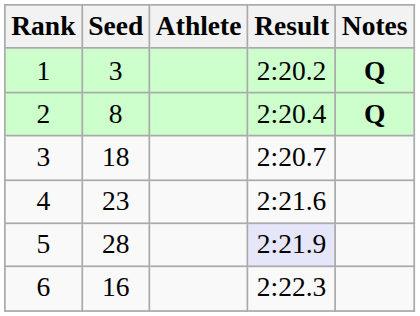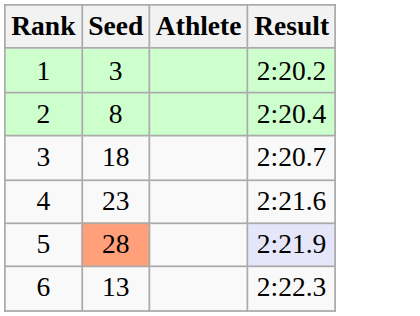- column: (375, 26)
(116, 244) no background -> (116, 244) lightsalmon background
(116, 288) 16 -> (116, 288) 13
